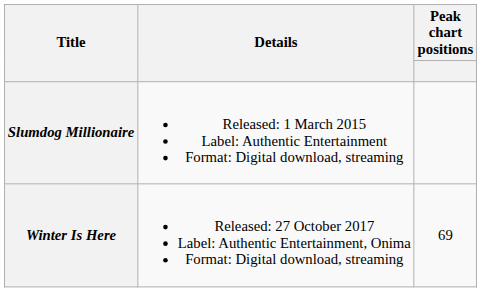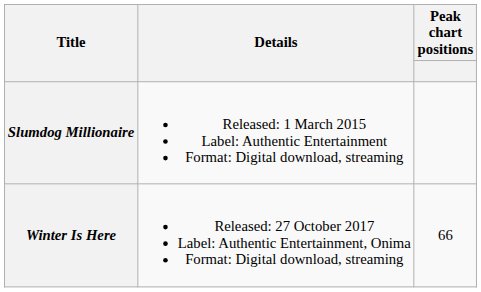(445, 235) 69 -> (445, 235) 66
